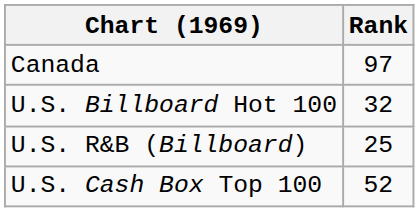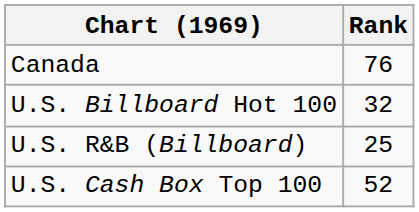(378, 65) 97 -> (378, 65) 76
